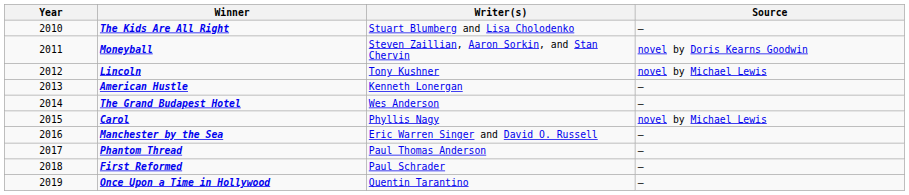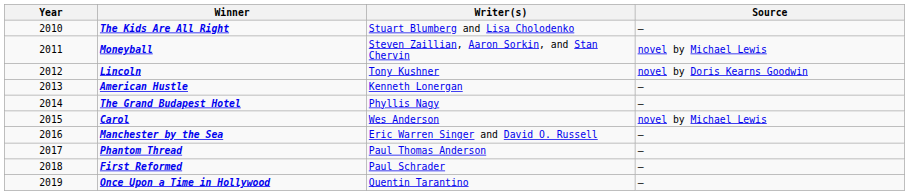(723, 50) novel by Doris Kearns Goodwin -> (702, 50) novel by Michael Lewis
(702, 71) novel by Michael Lewis -> (723, 71) novel by Doris Kearns Goodwin
(404, 103) Wes Anderson -> (404, 103) Phyllis Nagy
(404, 119) Phyllis Nagy -> (404, 119) Wes Anderson
